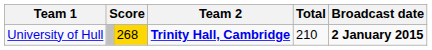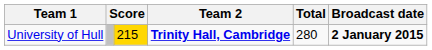(127, 34) 268 -> (127, 34) 215
(307, 34) 210 -> (307, 34) 280
